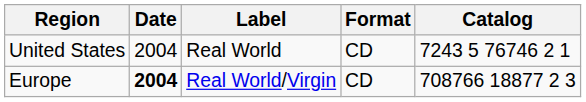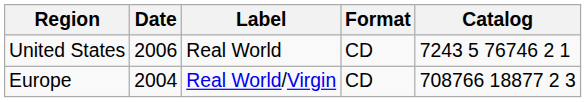(156, 50) 2004 -> (156, 50) 2006
(156, 81) bold -> (156, 81) normal
